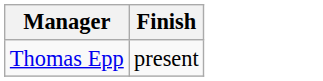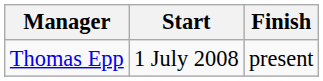+ column: (186, 22)
